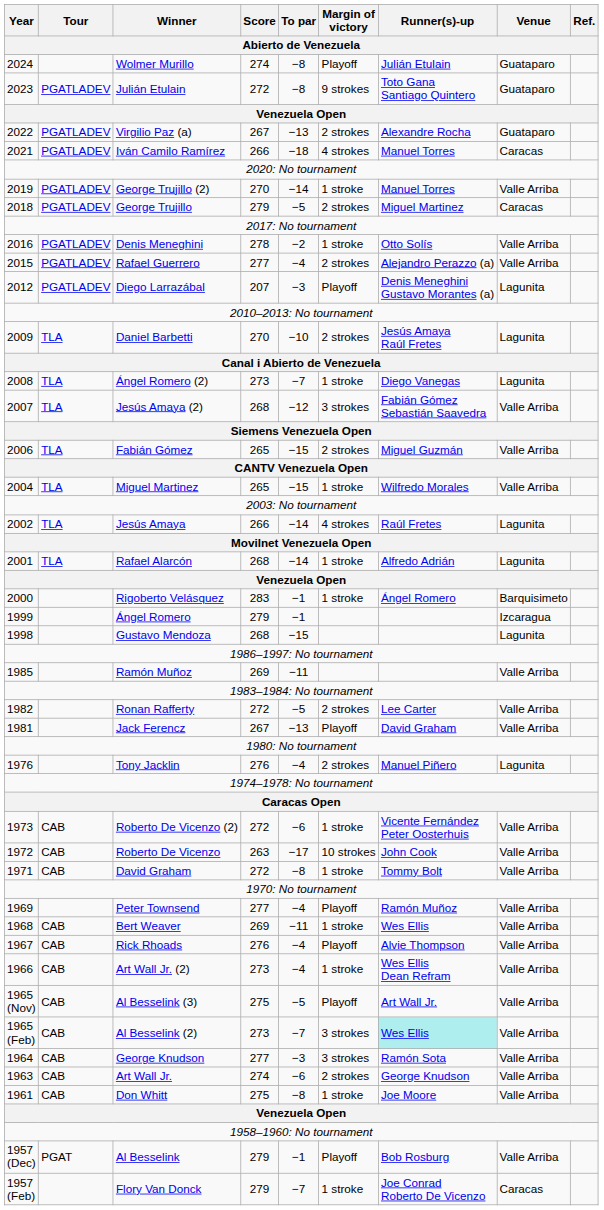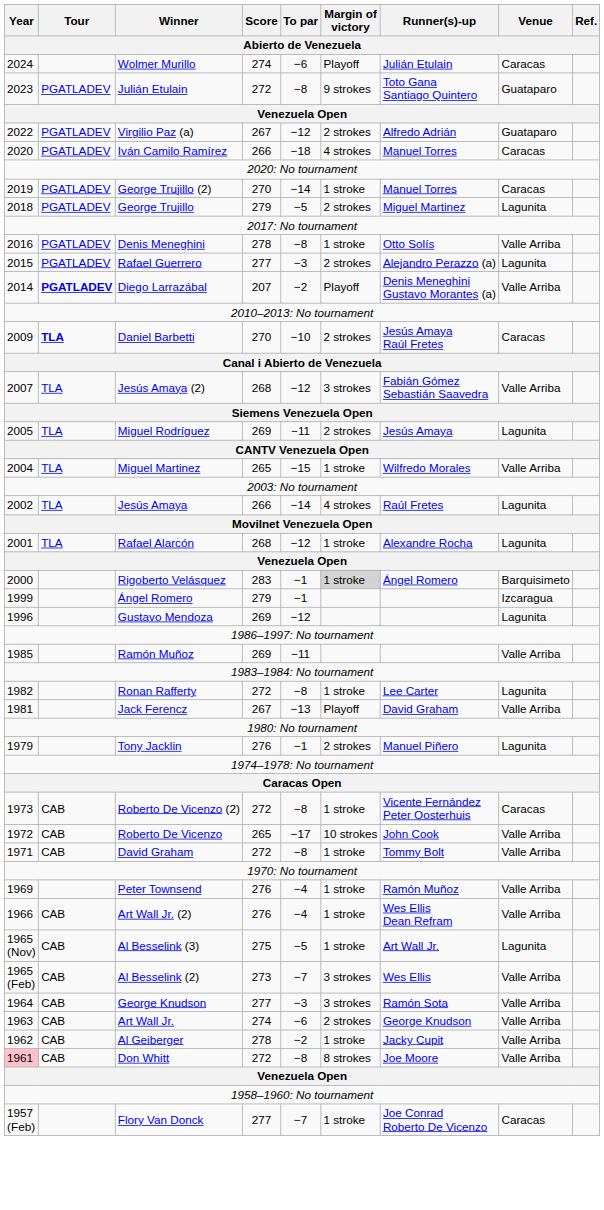(299, 64) −8 -> (301, 64) −6
(527, 64) Guataparo -> (523, 64) Caracas
(299, 133) −13 -> (301, 133) −12
(426, 133) Alexandre Rocha -> (420, 133) Alfredo Adrián
(20, 151) 2021 -> (20, 151) 2020
(529, 188) Valle Arriba -> (523, 188) Caracas
(521, 207) Caracas -> (524, 207) Lagunita
(299, 244) −2 -> (301, 244) −8
(299, 262) −4 -> (301, 262) −3
(529, 262) Valle Arriba -> (524, 262) Lagunita
(20, 287) 2012 -> (20, 287) 2014
(76, 287) normal -> (77, 287) bold
(299, 287) −3 -> (301, 287) −2
(522, 287) Lagunita -> (531, 287) Valle Arriba
(52, 338) normal -> (52, 338) bold
(522, 338) Lagunita -> (523, 338) Caracas
- row: (162, 381)
- row: (154, 450)
+ row: (164, 431)
(299, 561) −14 -> (301, 542) −12
(418, 561) Alfredo Adrián -> (428, 542) Alexandre Rocha
(342, 598) no background -> (344, 580) lightgrey background
(20, 635) 1998 -> (20, 617) 1996
(260, 635) 268 -> (262, 617) 269
(299, 635) −15 -> (301, 617) −12
(299, 709) −5 -> (301, 691) −8
(345, 709) 2 strokes -> (344, 691) 1 stroke
(529, 709) Valle Arriba -> (524, 691) Lagunita
(20, 765) 1976 -> (20, 746) 1979
(299, 765) −4 -> (301, 746) −1
(299, 827) −6 -> (301, 808) −8
(529, 827) Valle Arriba -> (523, 808) Caracas
(260, 852) 263 -> (262, 834) 265
(260, 908) 277 -> (262, 889) 276
(339, 908) Playoff -> (344, 889) 1 stroke
- row: (148, 926)
- row: (149, 945)
(260, 970) 273 -> (262, 914) 276
(339, 1001) Playoff -> (344, 946) 1 stroke
(529, 1001) Valle Arriba -> (524, 946) Lagunita
(405, 1033) paleturquoise background -> (407, 977) no background
+ row: (151, 1040)
(20, 1095) no background -> (20, 1058) pink background
(260, 1095) 275 -> (262, 1058) 272
(342, 1095) 1 stroke -> (347, 1058) 8 strokes
- row: (148, 1157)
(260, 1189) 279 -> (262, 1120) 277
